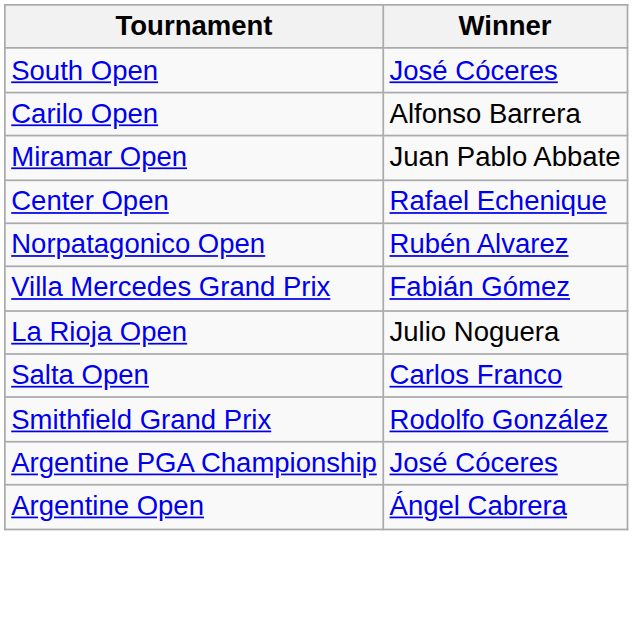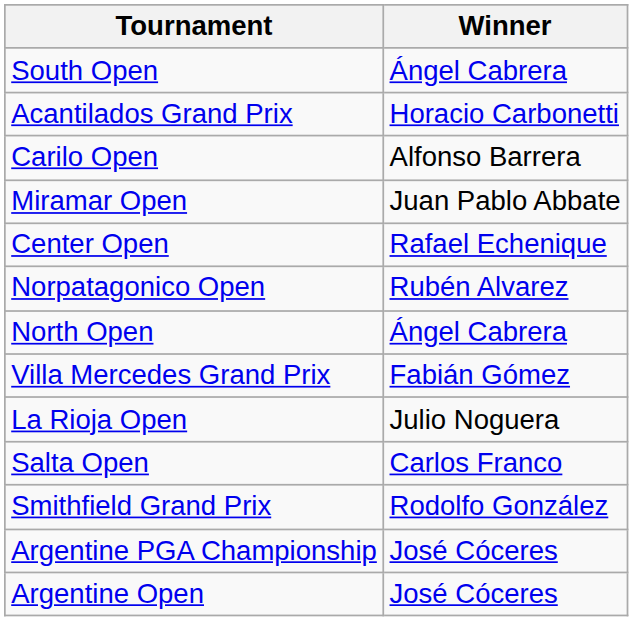(474, 69) José Cóceres -> (478, 69) Ángel Cabrera
+ row: (152, 113)
+ row: (82, 331)
(478, 506) Ángel Cabrera -> (474, 593) José Cóceres
